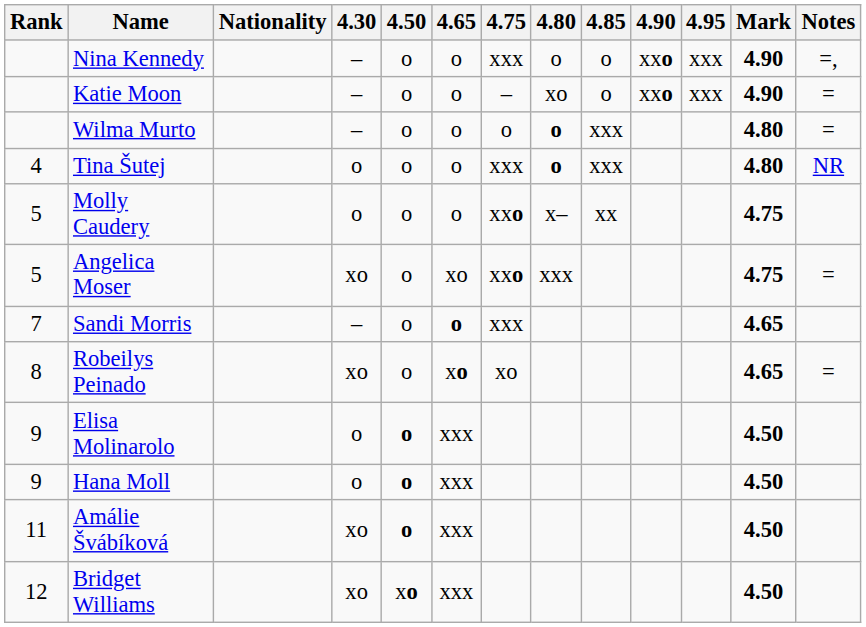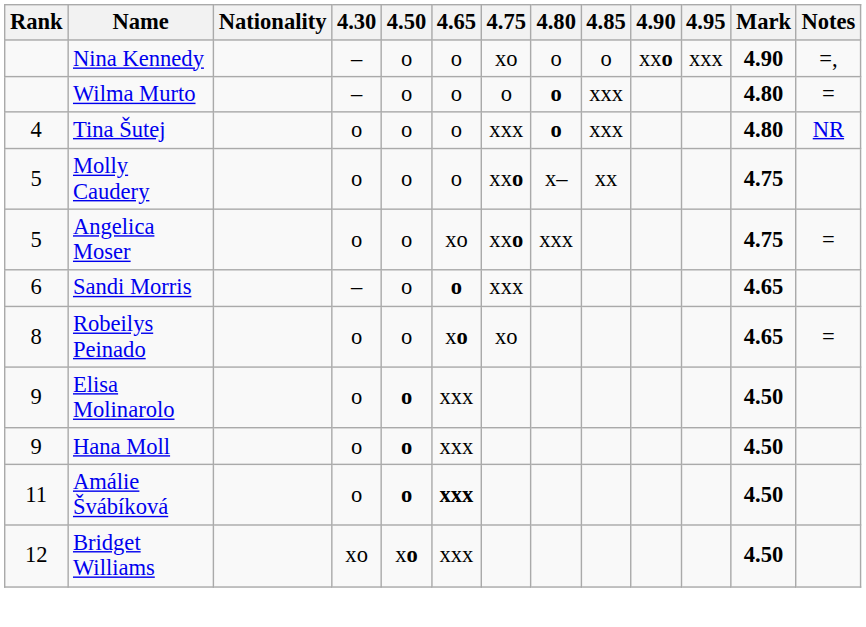(506, 58) xxx -> (506, 58) xo
- row: (127, 93)
(357, 275) xo -> (357, 239) o
(36, 323) 7 -> (36, 287) 6
(357, 372) xo -> (357, 336) o
(357, 530) xo -> (357, 494) o
(456, 530) normal -> (456, 494) bold
